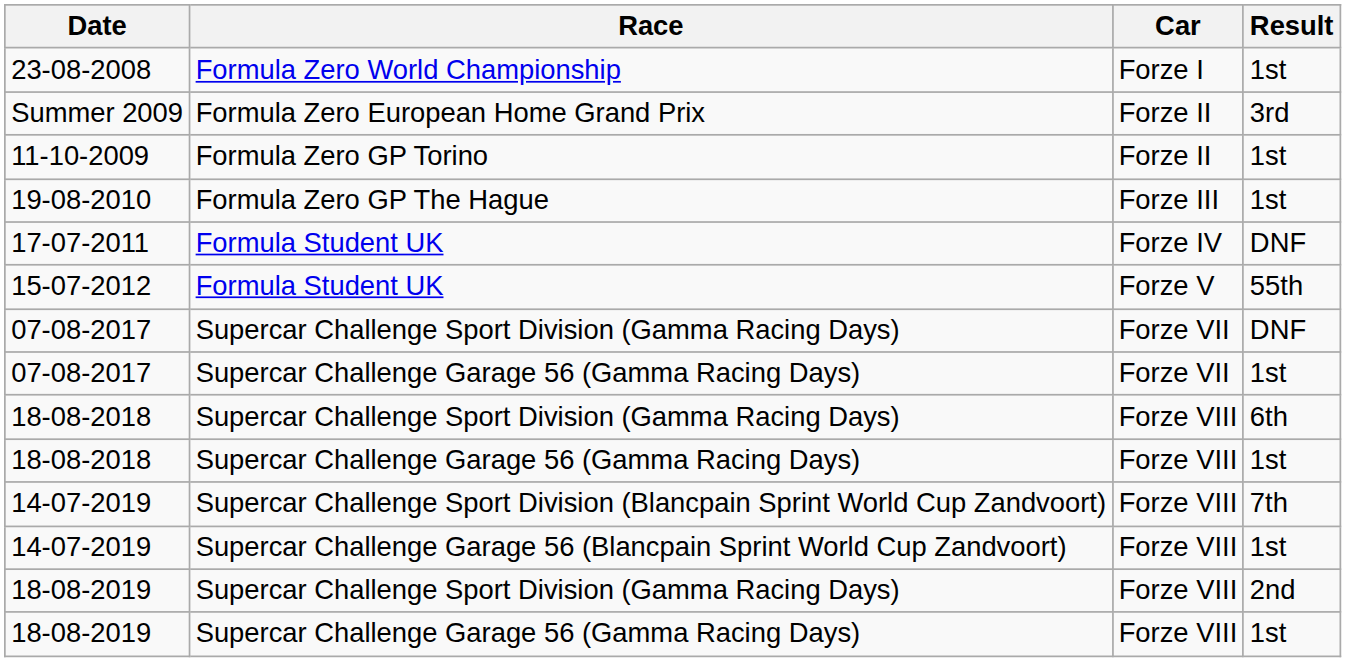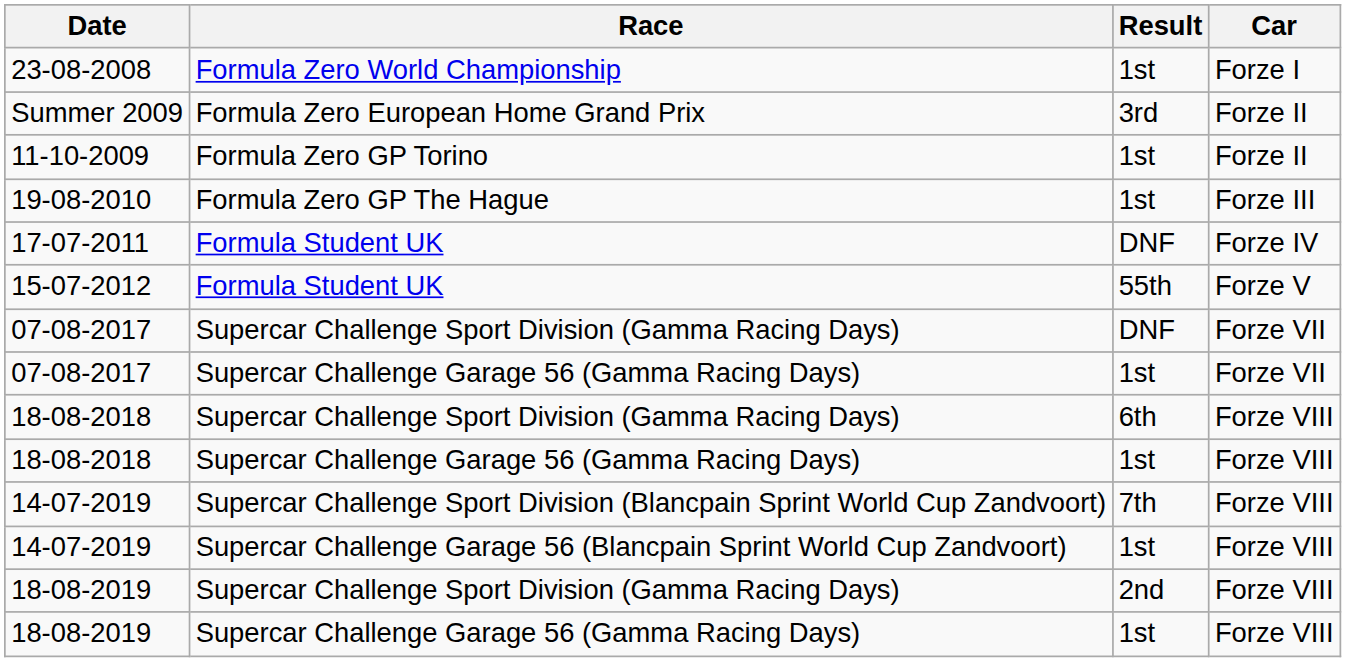columns swapped: (1178, 26) <-> (1292, 26)
